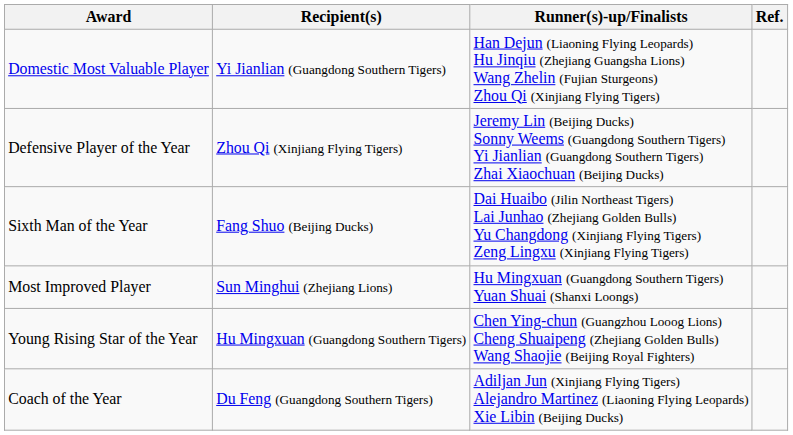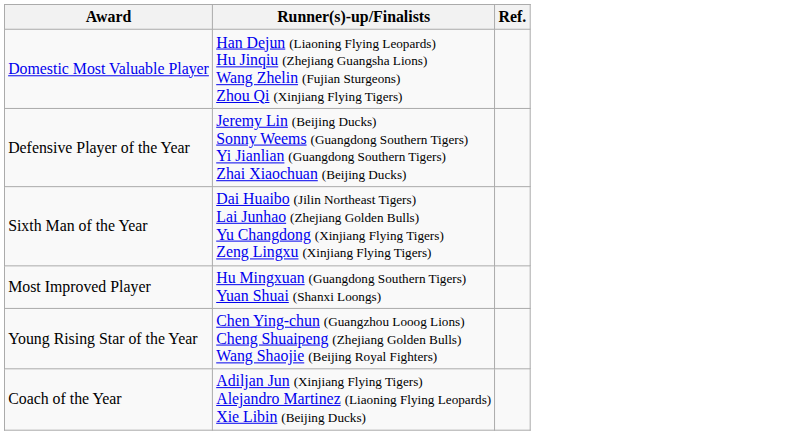- column: (341, 17)
